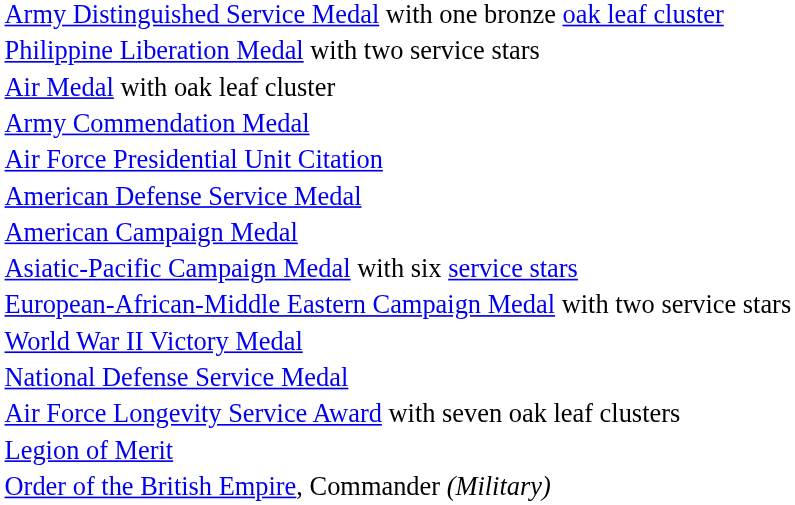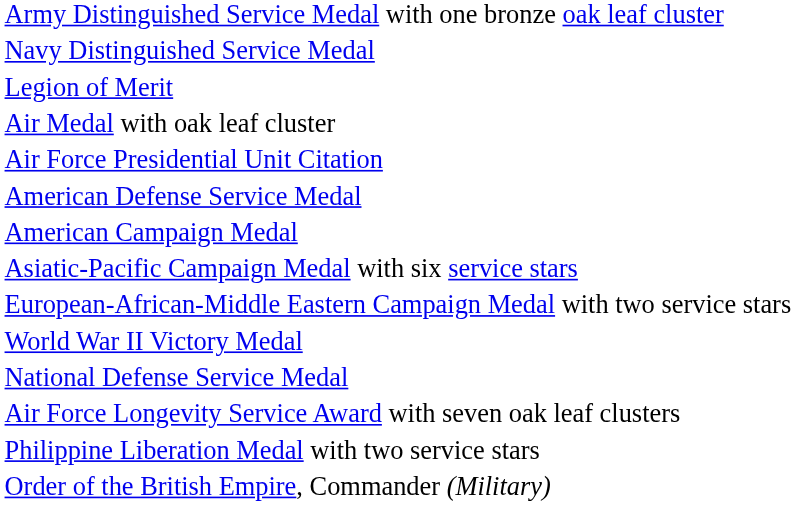+ row: (190, 50)
rows swapped: (89, 450) <-> (272, 50)
- row: (157, 123)
